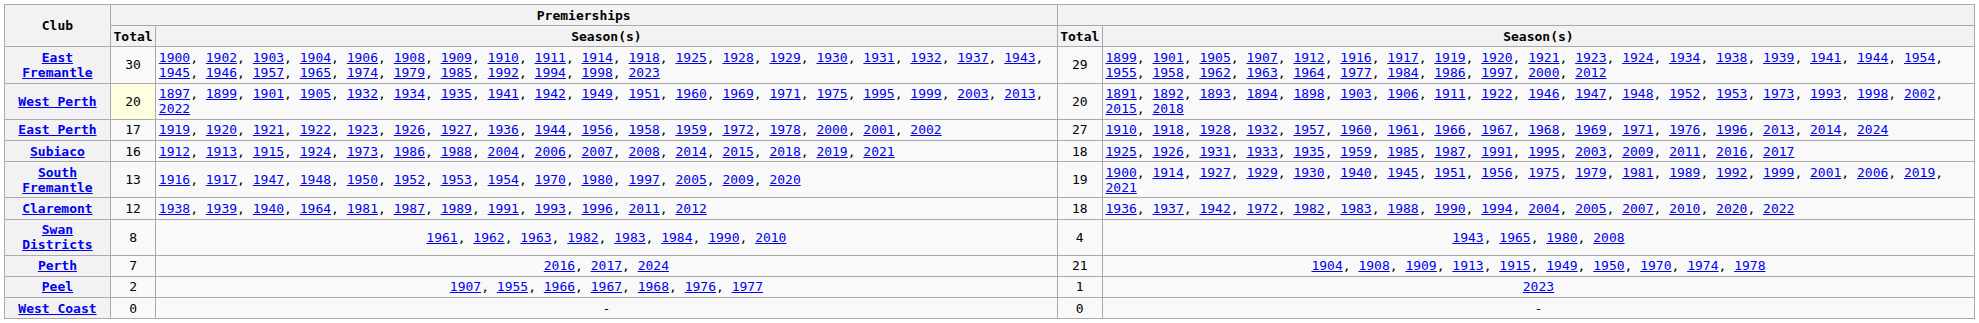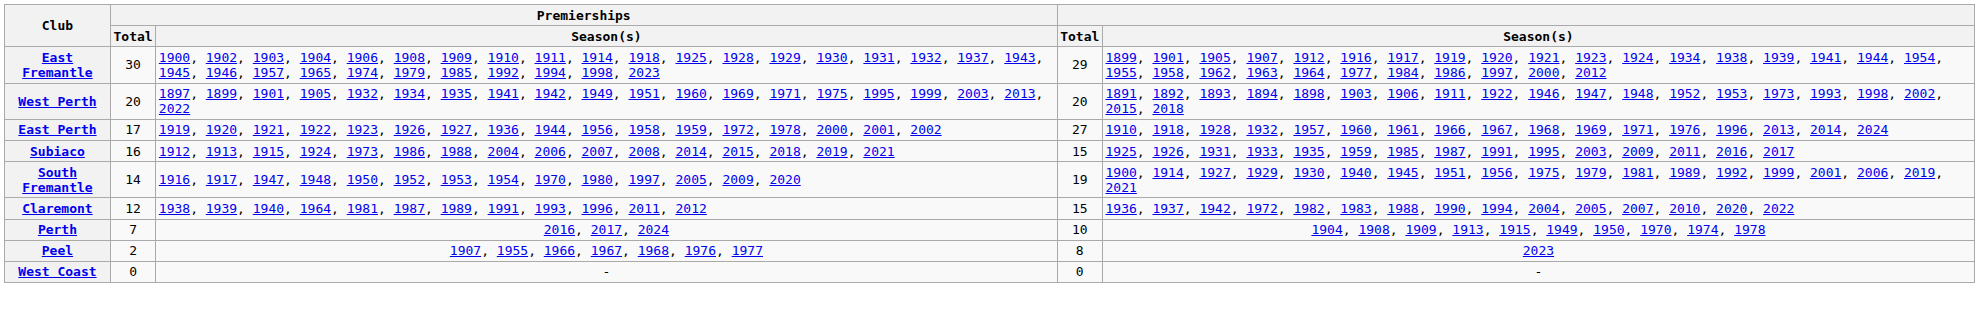(133, 101) lightyellow background -> (133, 101) no background
(1080, 151) 18 -> (1080, 151) 15
(133, 180) 13 -> (133, 180) 14
(1080, 208) 18 -> (1080, 208) 15
- row: (57, 237)
(1080, 266) 21 -> (1080, 230) 10
(1080, 287) 1 -> (1080, 251) 8
